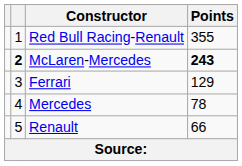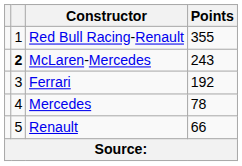(202, 60) bold -> (202, 60) normal
(202, 82) 129 -> (202, 82) 192
